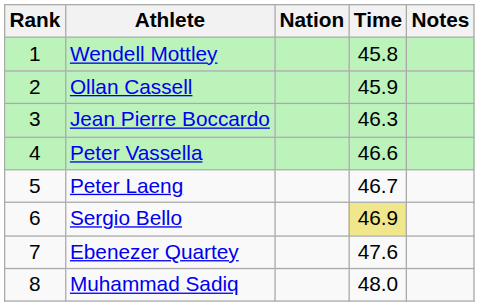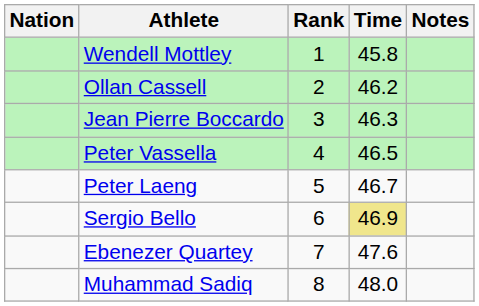columns swapped: (35, 20) <-> (312, 20)
(378, 86) 45.9 -> (378, 86) 46.2
(378, 152) 46.6 -> (378, 152) 46.5
